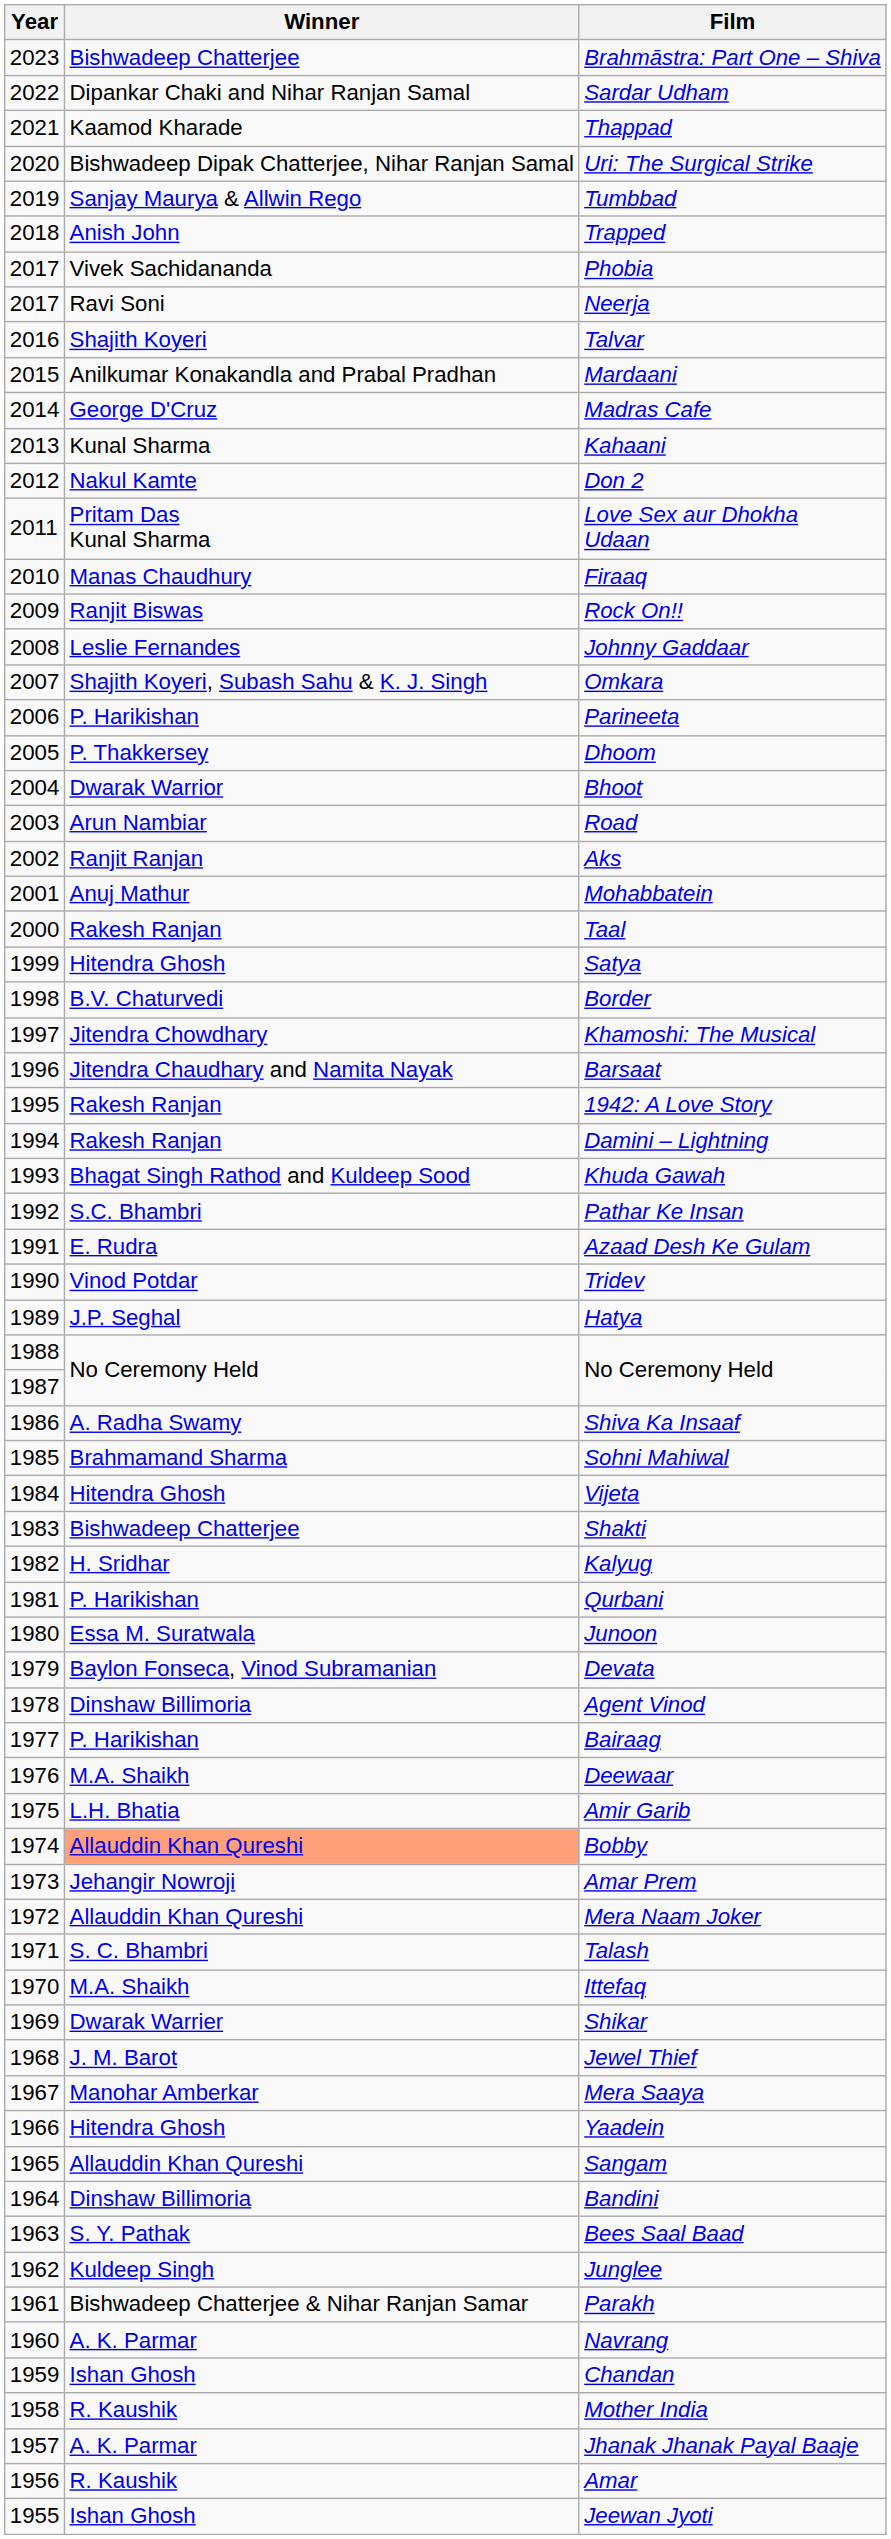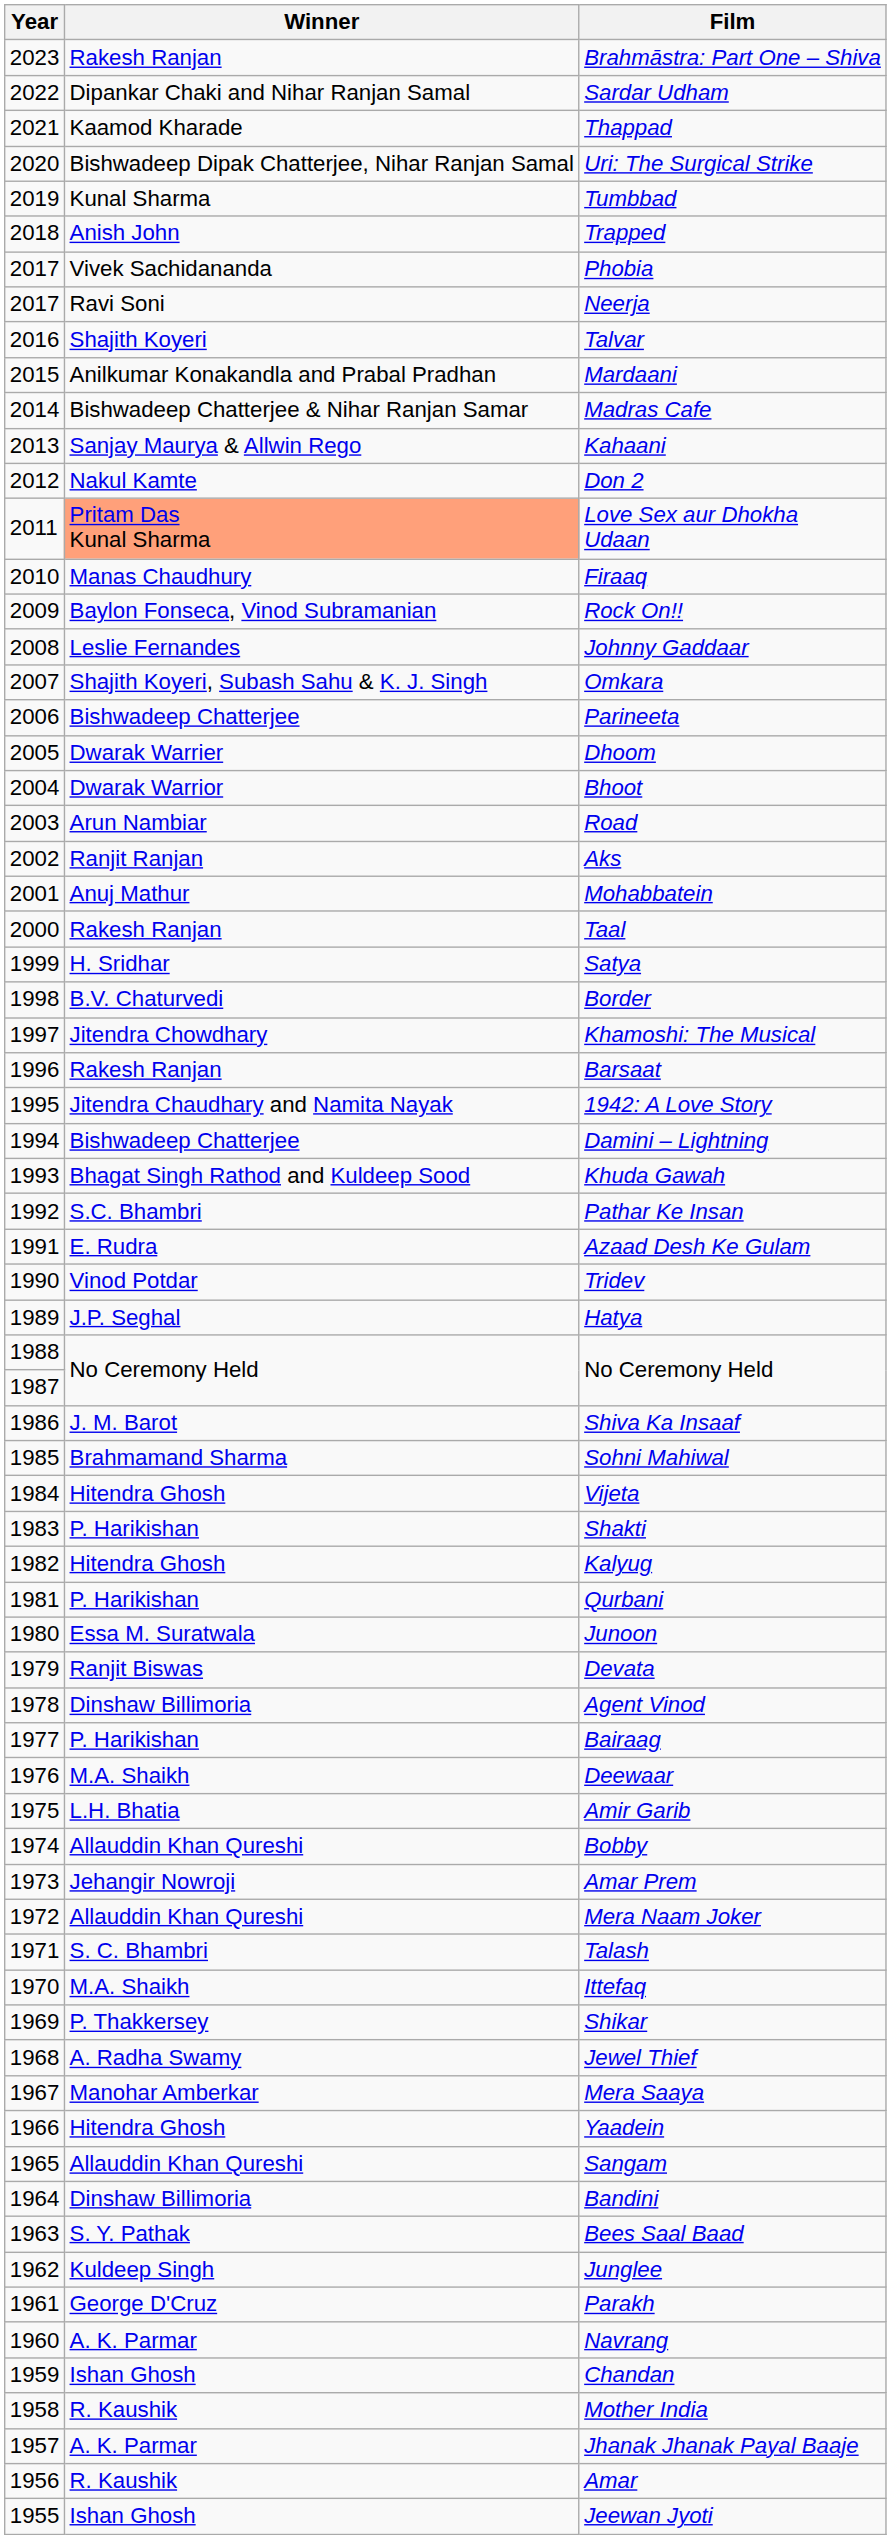(185, 57) Bishwadeep Chatterjee -> (146, 57) Rakesh Ranjan
(215, 198) Sanjay Maurya & Allwin Rego -> (140, 198) Kunal Sharma
(143, 410) George D'Cruz -> (299, 410) Bishwadeep Chatterjee & Nihar Ranjan Samar
(140, 445) Kunal Sharma -> (215, 445) Sanjay Maurya & Allwin Rego
(140, 528) no background -> (140, 528) lightsalmon background
(136, 611) Ranjit Biswas -> (253, 611) Baylon Fonseca, Vinod Subramanian
(134, 717) P. Harikishan -> (185, 717) Bishwadeep Chatterjee
(139, 752) P. Thakkersey -> (146, 752) Dwarak Warrier
(147, 964) Hitendra Ghosh -> (120, 964) H. Sridhar
(261, 1070) Jitendra Chaudhary and Namita Nayak -> (146, 1070) Rakesh Ranjan
(146, 1105) Rakesh Ranjan -> (261, 1105) Jitendra Chaudhary and Namita Nayak
(146, 1140) Rakesh Ranjan -> (185, 1140) Bishwadeep Chatterjee
(155, 1422) A. Radha Swamy -> (123, 1422) J. M. Barot
(185, 1528) Bishwadeep Chatterjee -> (134, 1528) P. Harikishan
(120, 1563) H. Sridhar -> (147, 1563) Hitendra Ghosh
(253, 1669) Baylon Fonseca, Vinod Subramanian -> (136, 1669) Ranjit Biswas
(186, 1845) lightsalmon background -> (186, 1845) no background
(146, 2022) Dwarak Warrier -> (139, 2022) P. Thakkersey
(123, 2057) J. M. Barot -> (155, 2057) A. Radha Swamy
(299, 2304) Bishwadeep Chatterjee & Nihar Ranjan Samar -> (143, 2304) George D'Cruz
